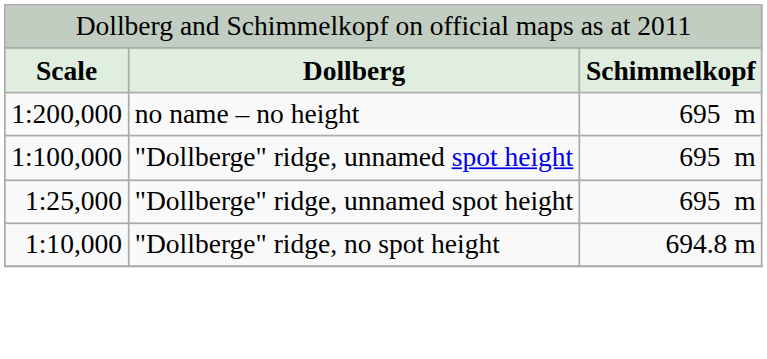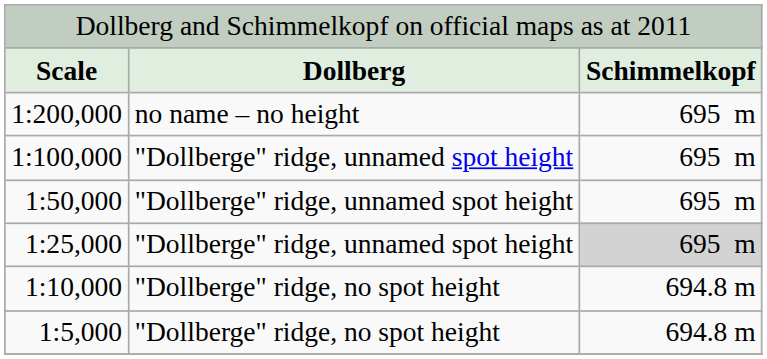+ row: (74, 200)
(717, 200) no background -> (717, 244) lightgrey background
+ row: (80, 331)
